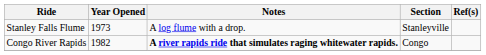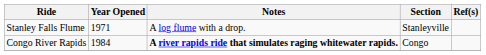(101, 27) 1973 -> (101, 27) 1971
(101, 43) 1982 -> (101, 43) 1984
